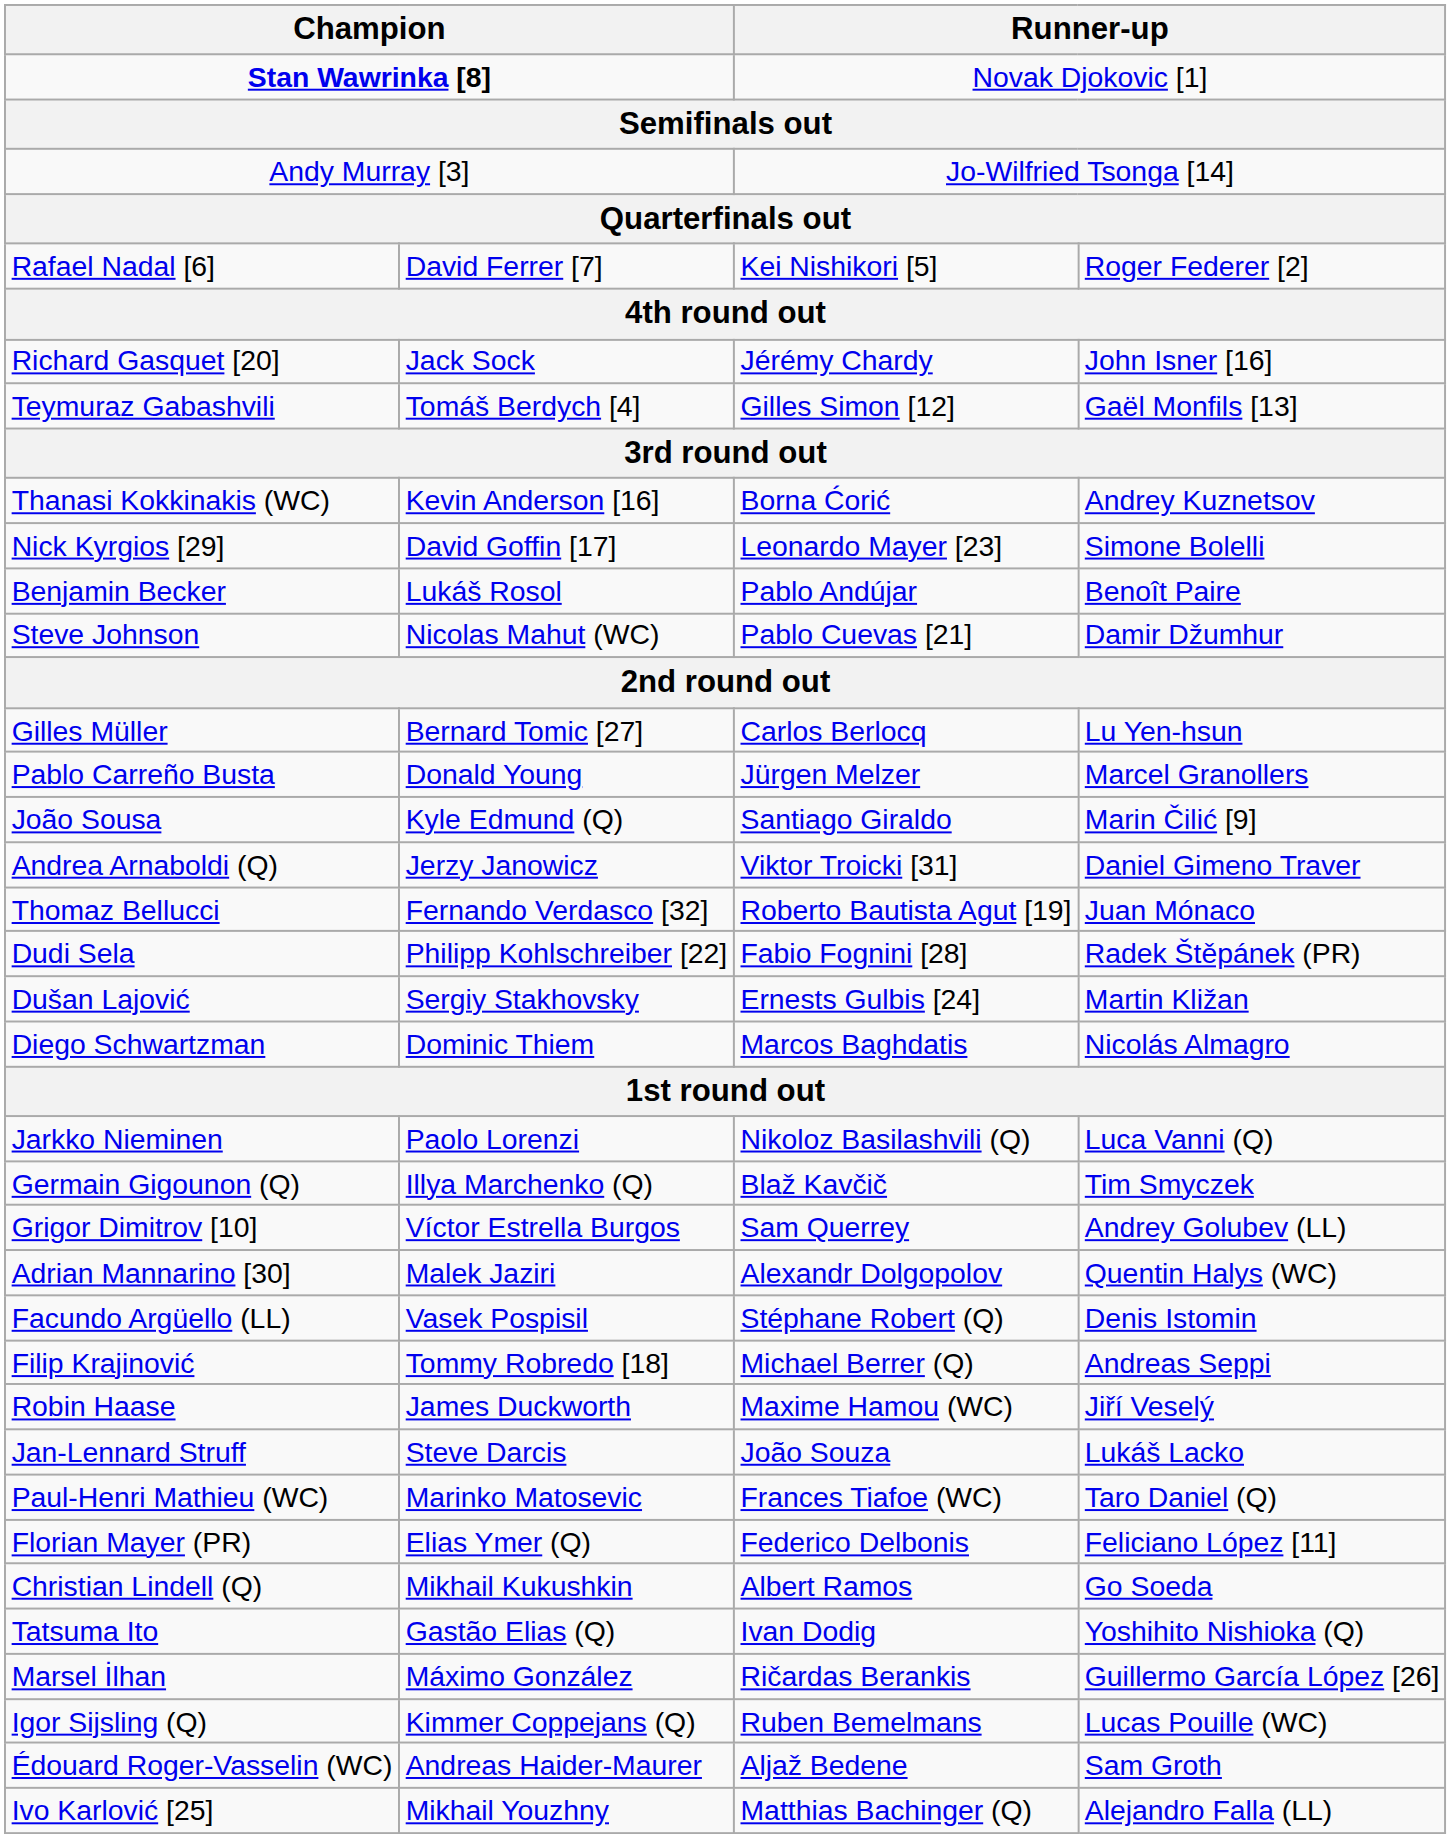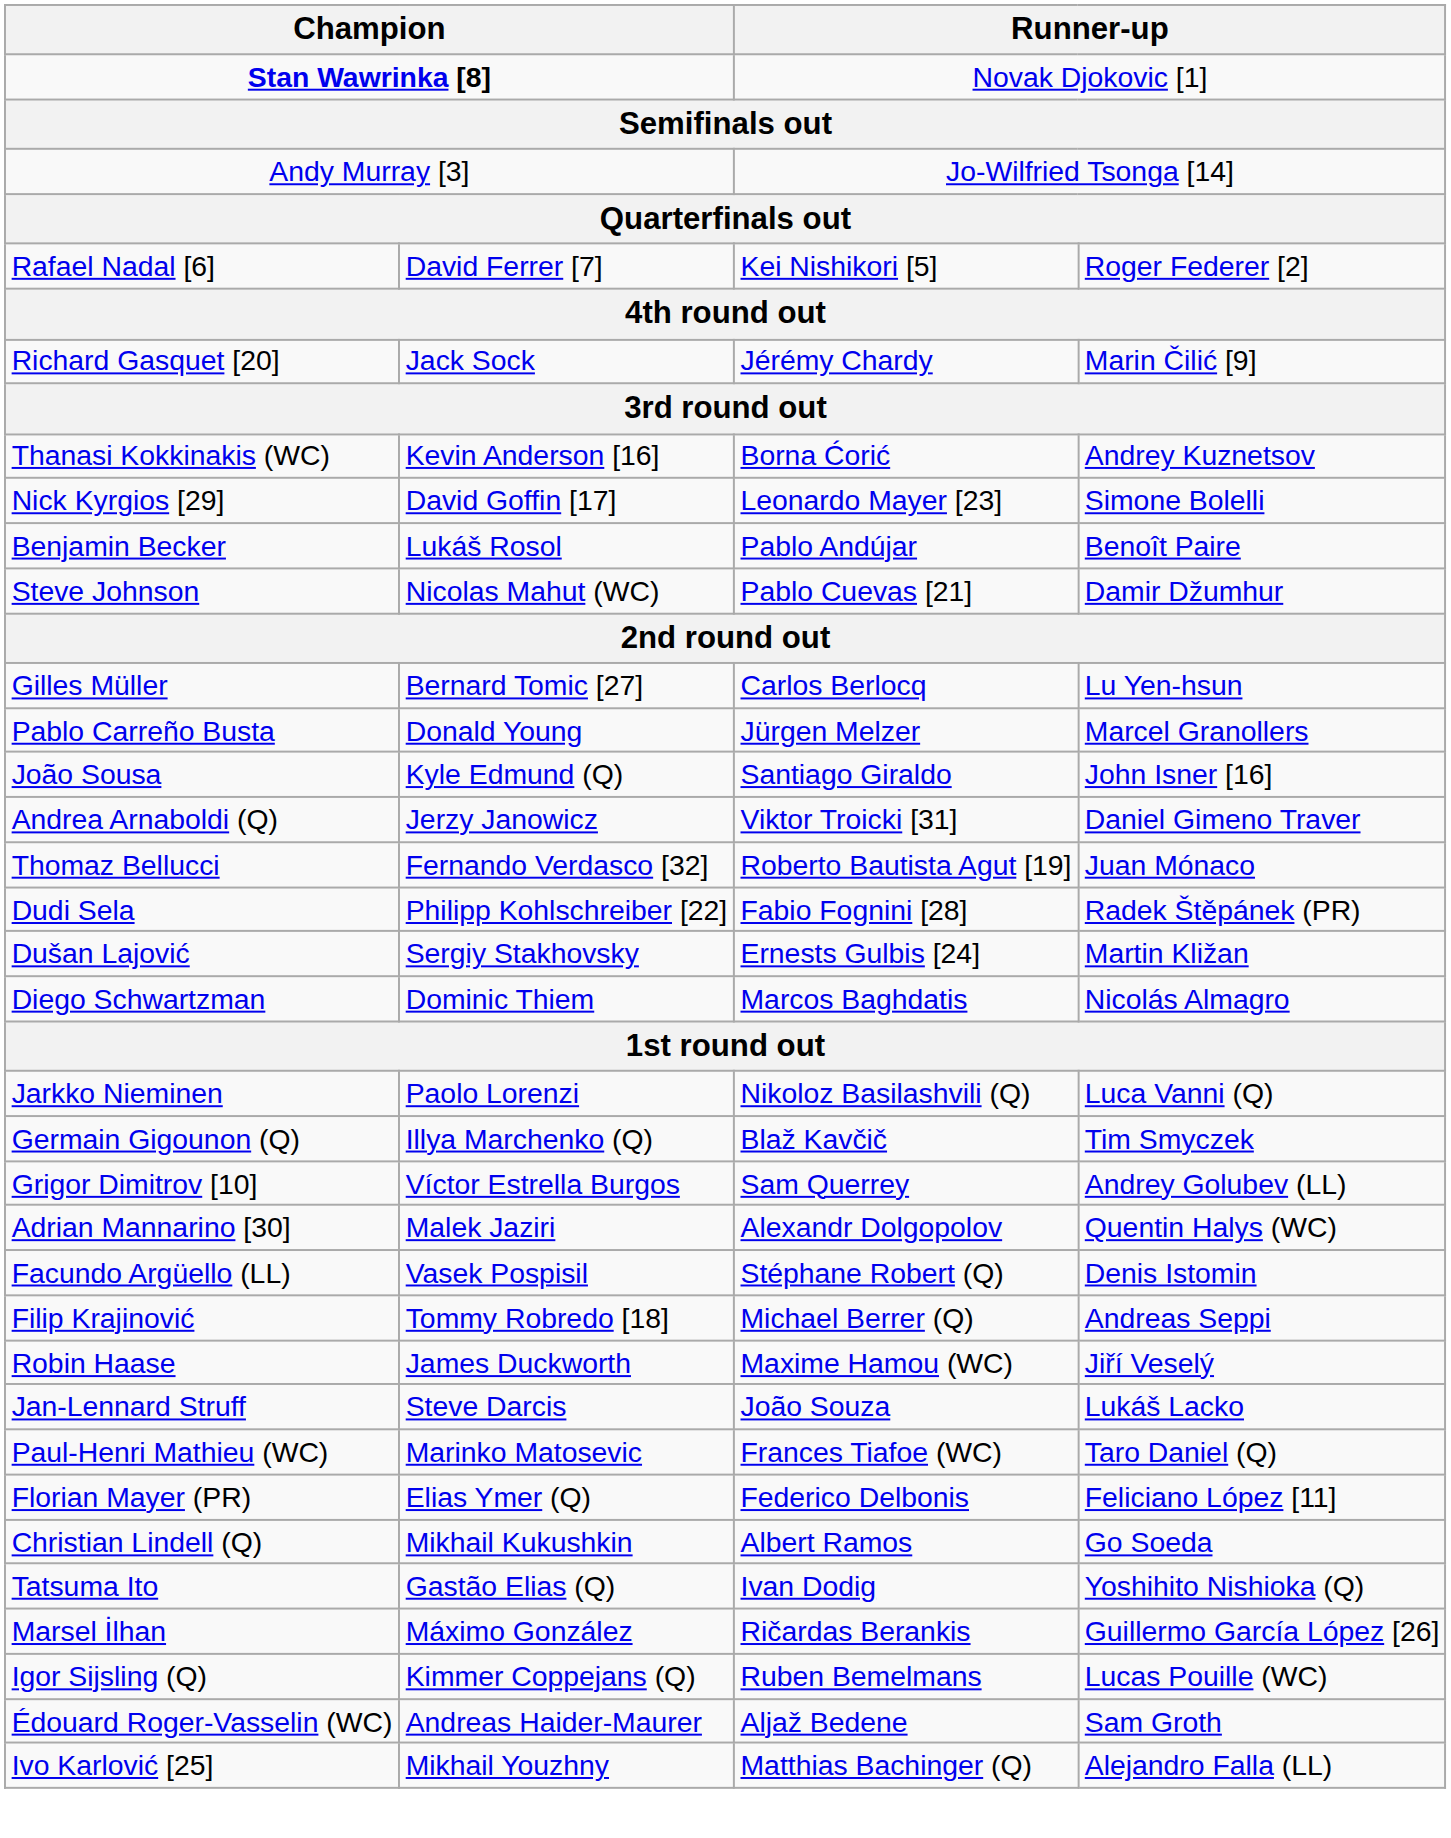(1179, 362) John Isner [16] -> (1171, 362) Marin Čilić [9]
- row: (143, 407)
(1171, 820) Marin Čilić [9] -> (1179, 775) John Isner [16]
